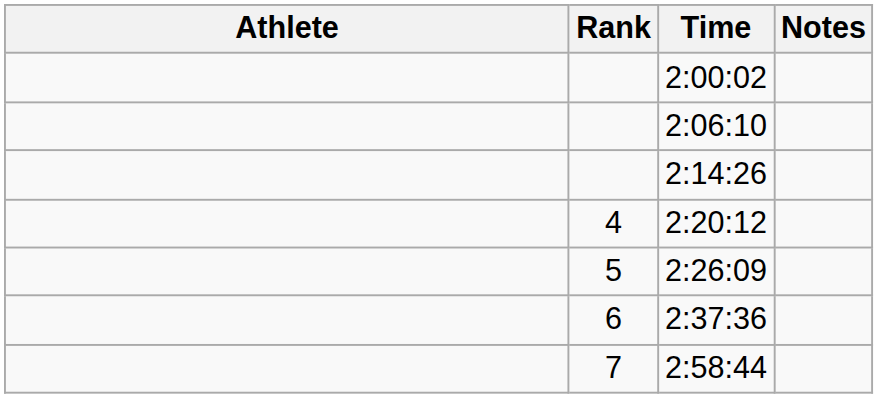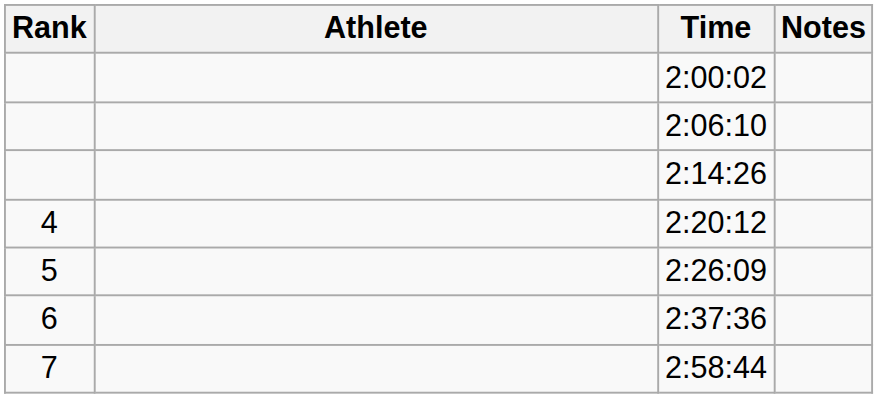columns swapped: (614, 28) <-> (287, 28)
